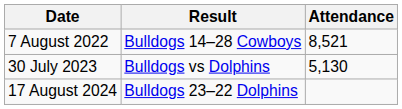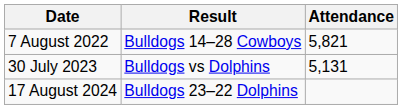(328, 41) 8,521 -> (328, 41) 5,821
(328, 66) 5,130 -> (328, 66) 5,131
